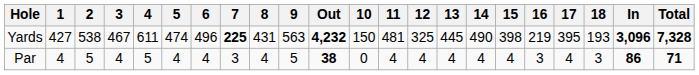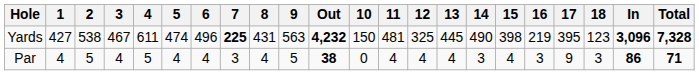(598, 37) 193 -> (598, 37) 123
(481, 59) 4 -> (481, 59) 3
(569, 59) 4 -> (569, 59) 9
